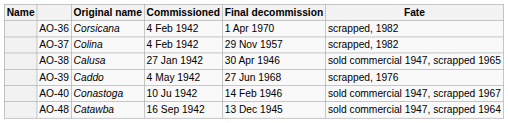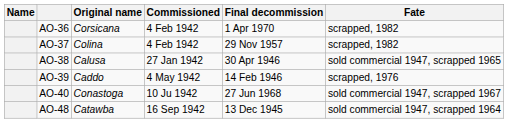(253, 77) 27 Jun 1968 -> (253, 77) 14 Feb 1946
(253, 93) 14 Feb 1946 -> (253, 93) 27 Jun 1968
